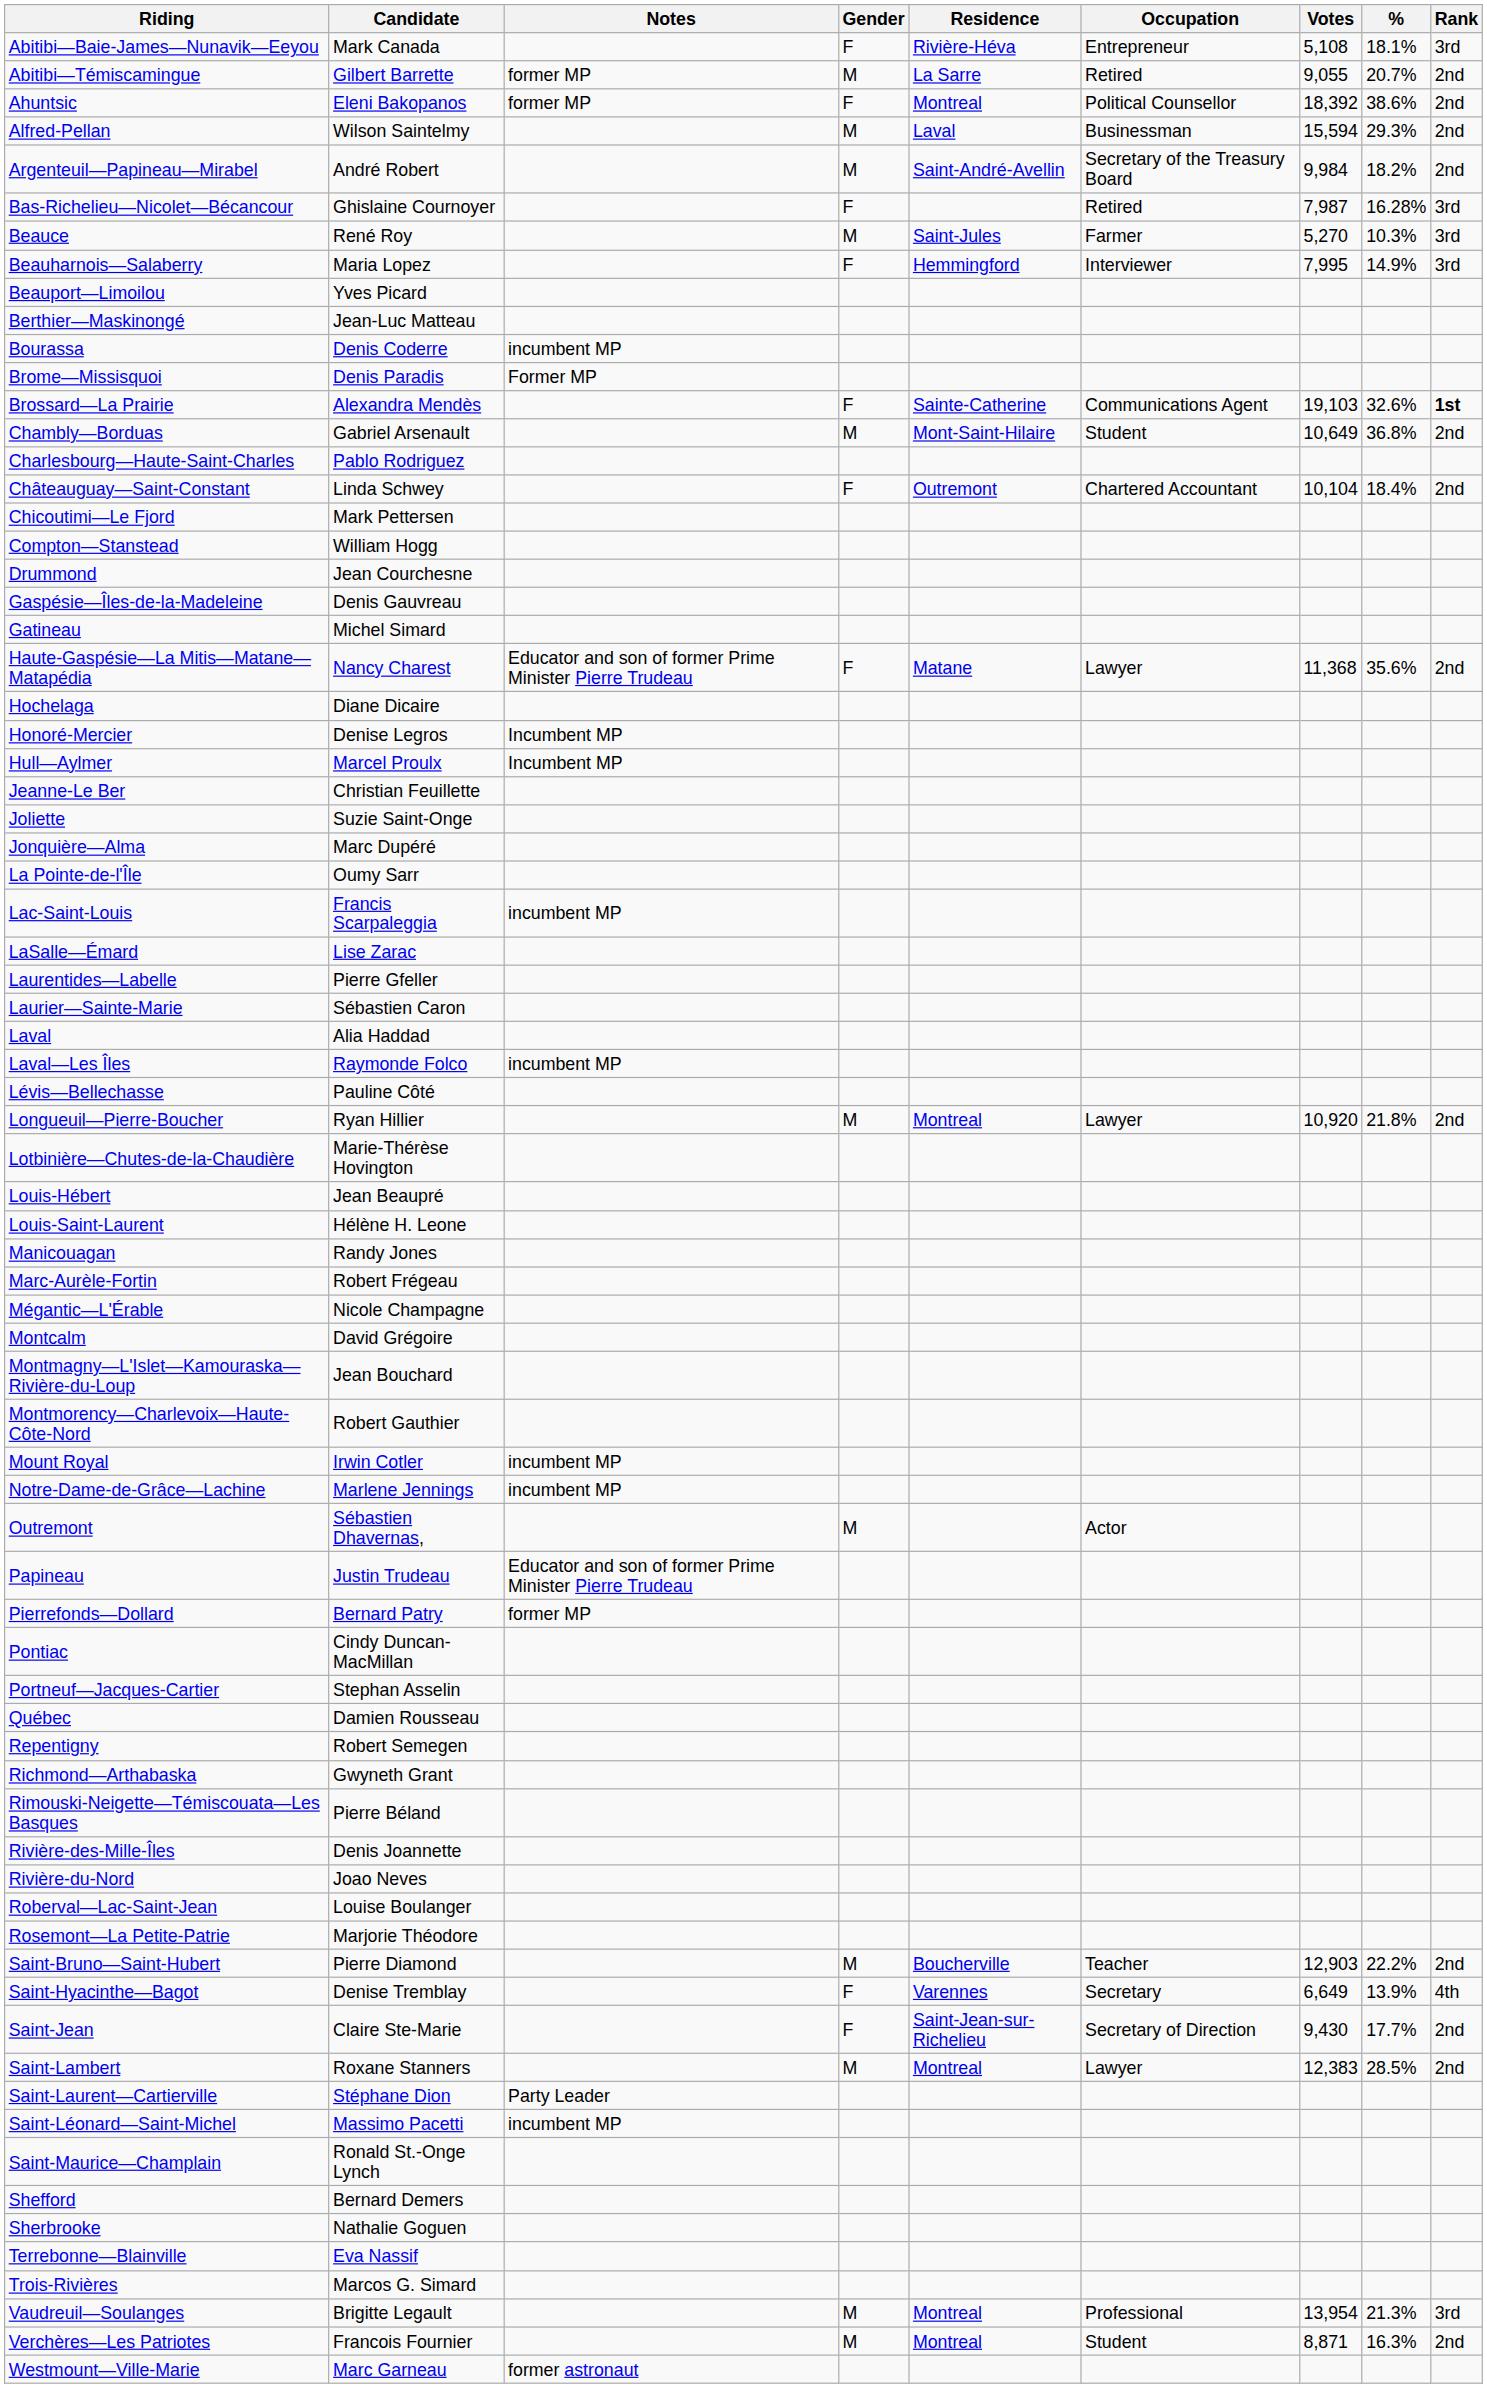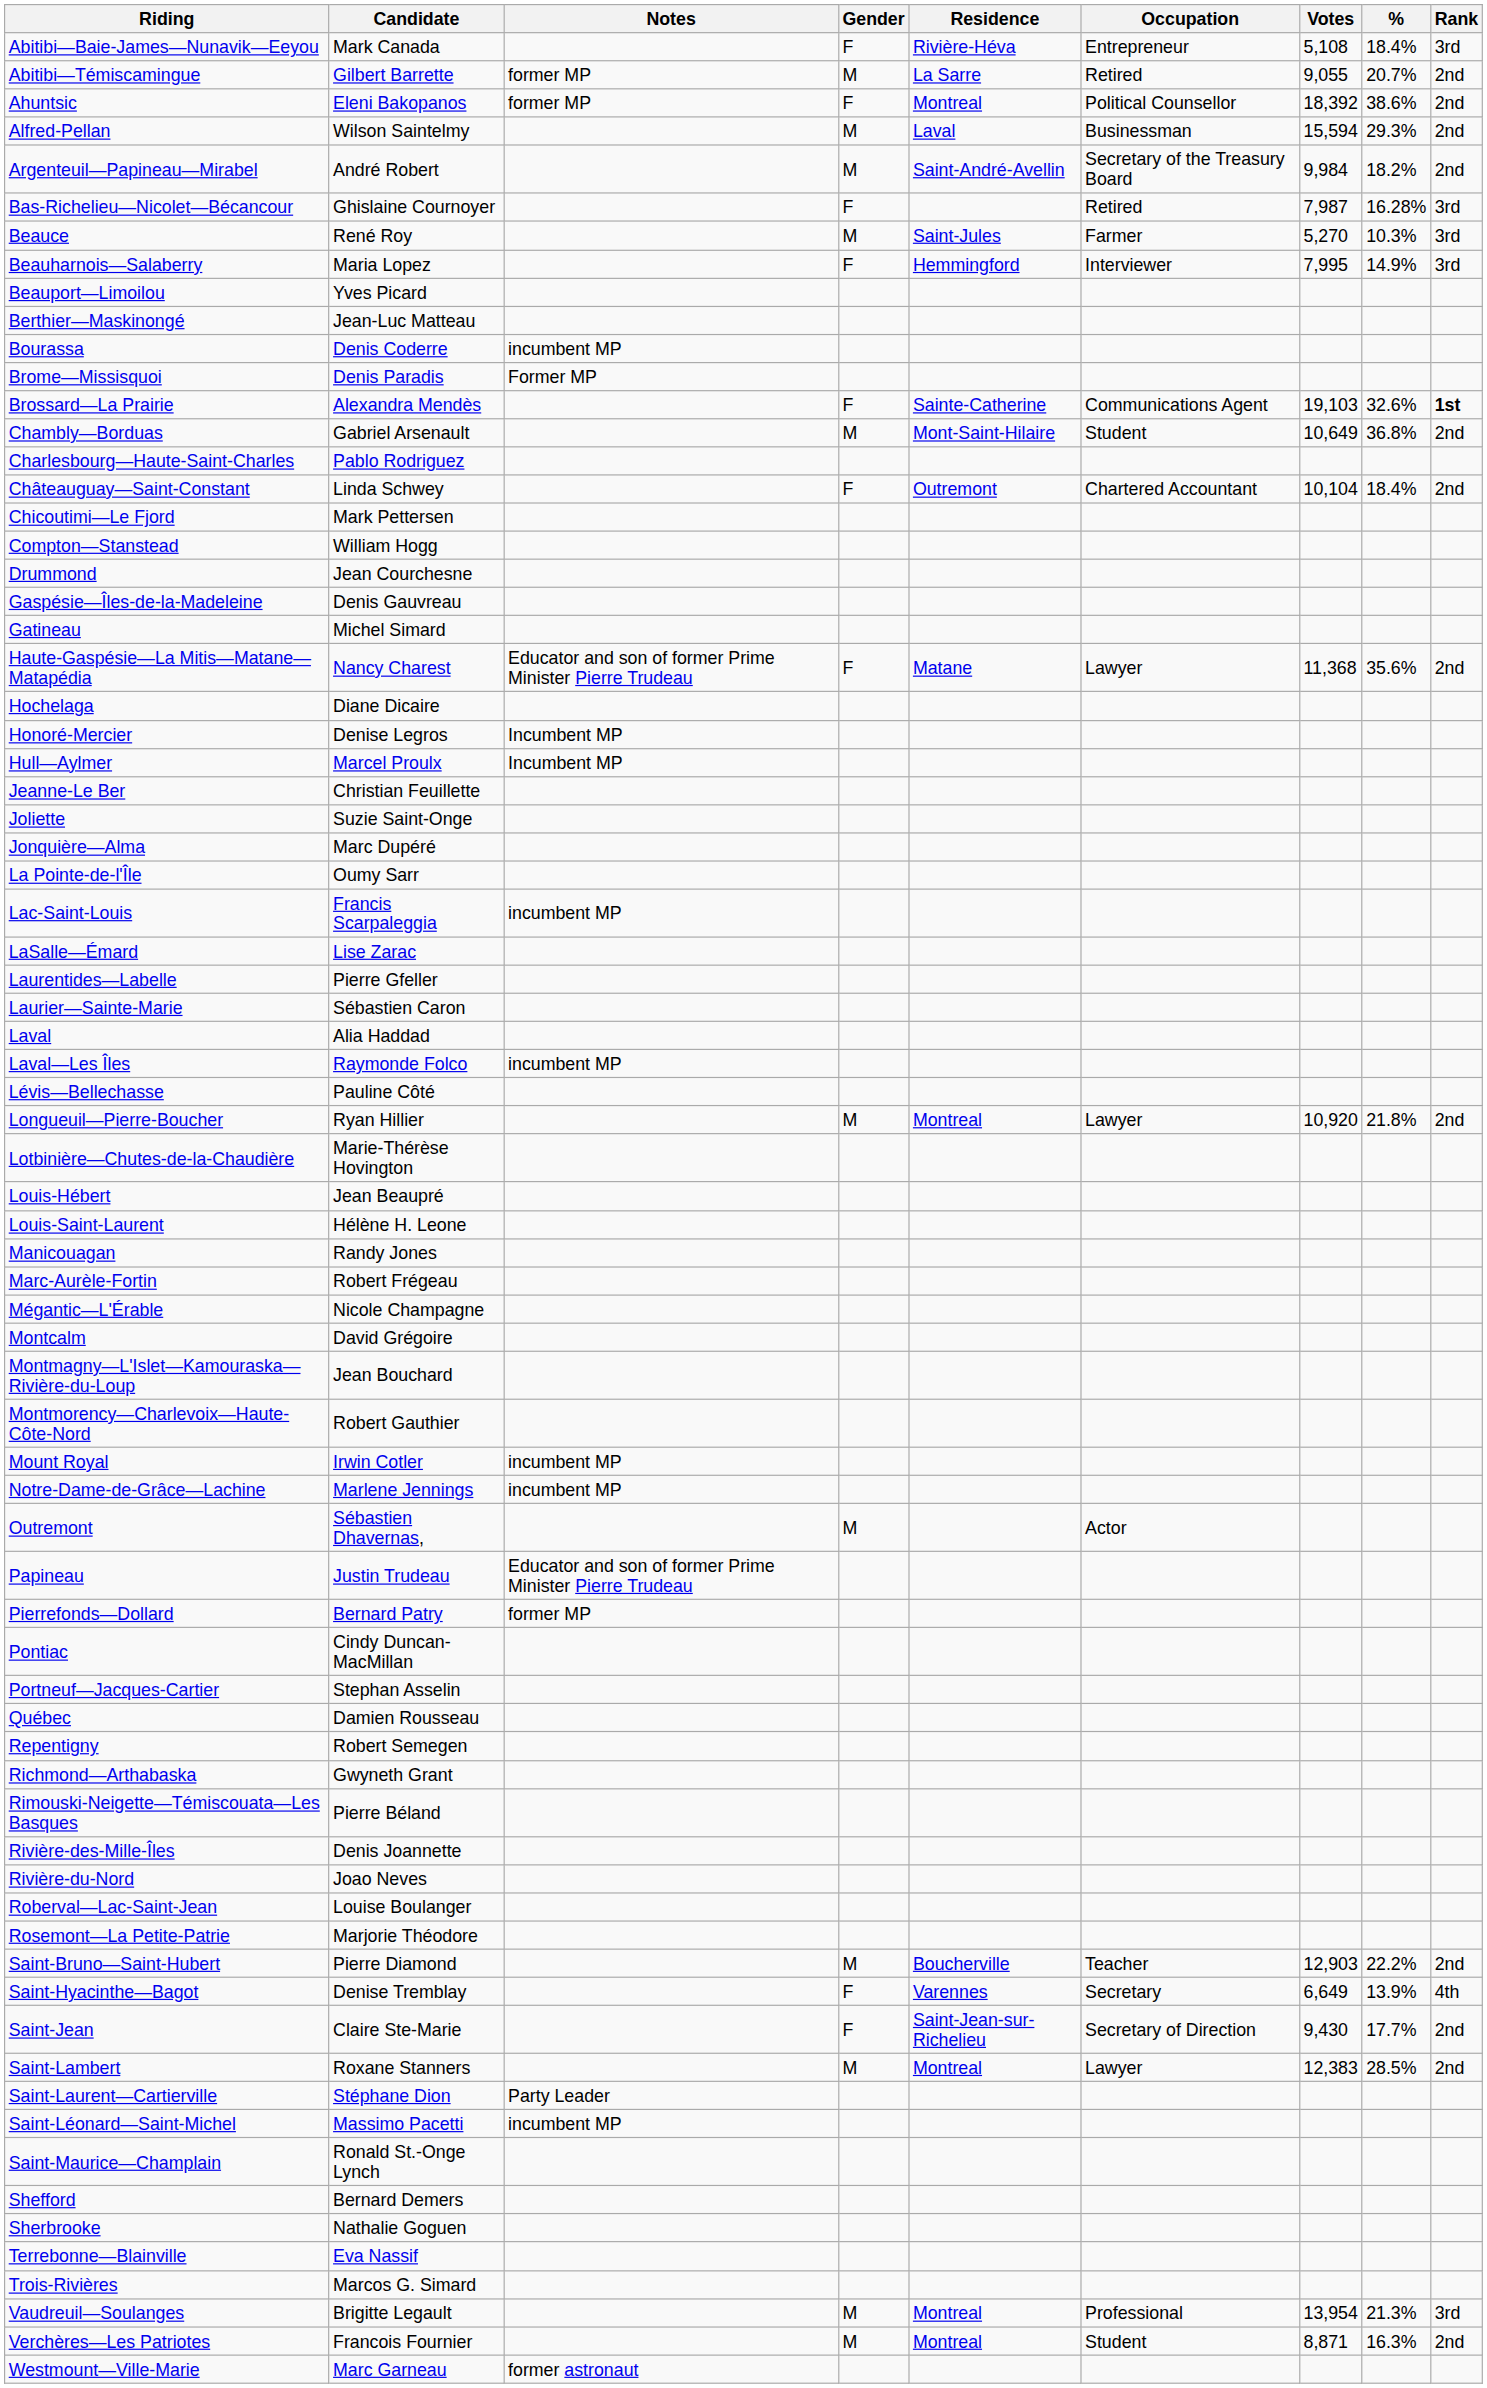(1391, 47) 18.1% -> (1391, 47) 18.4%
